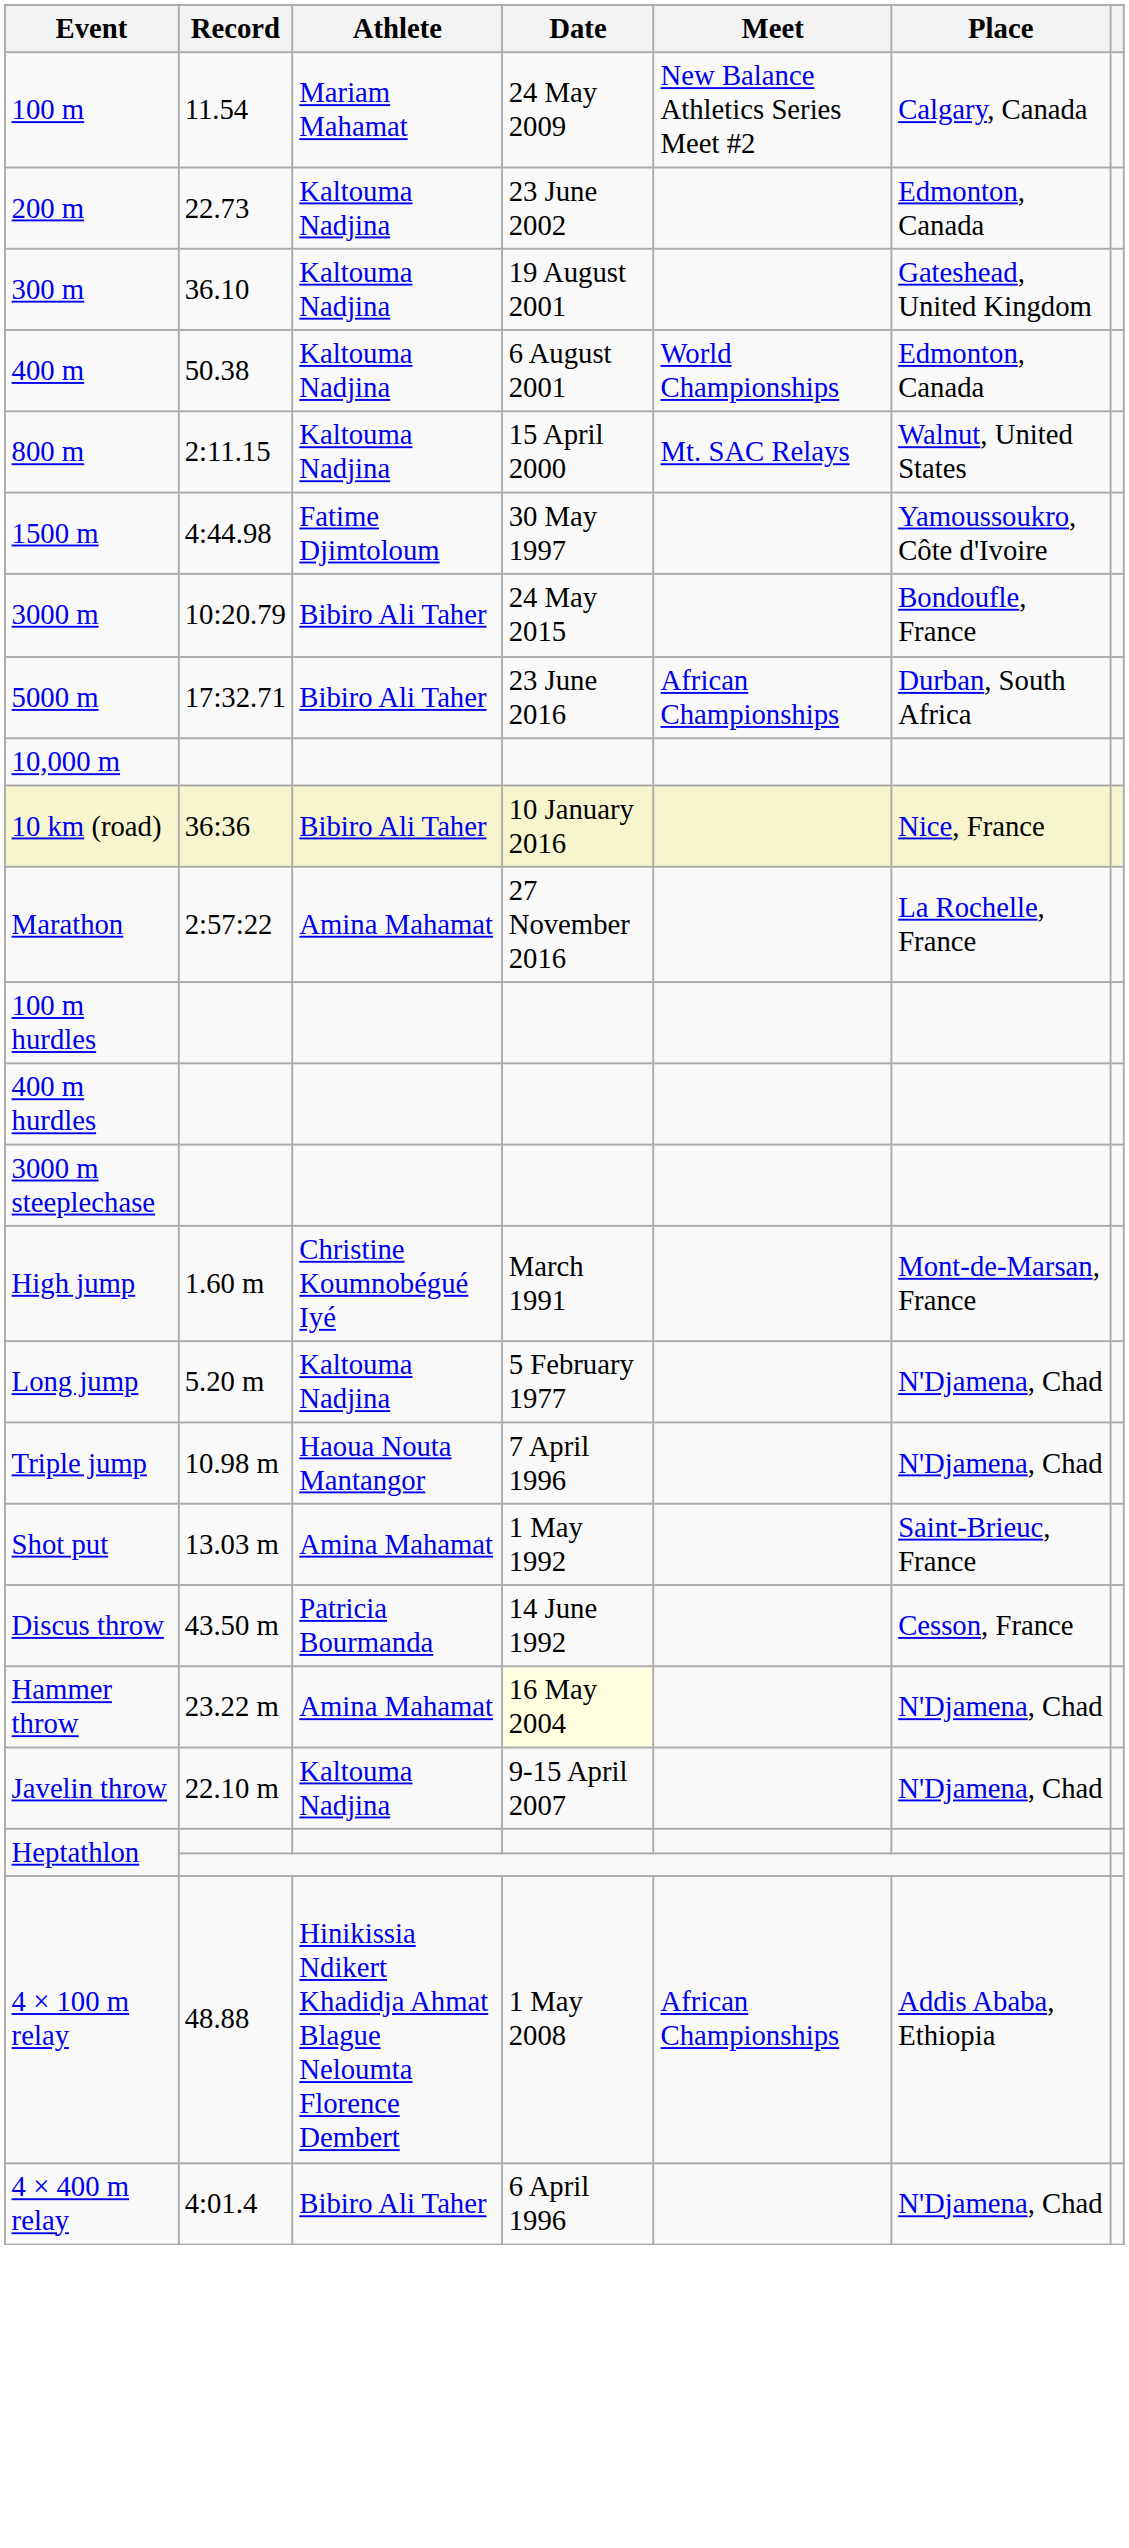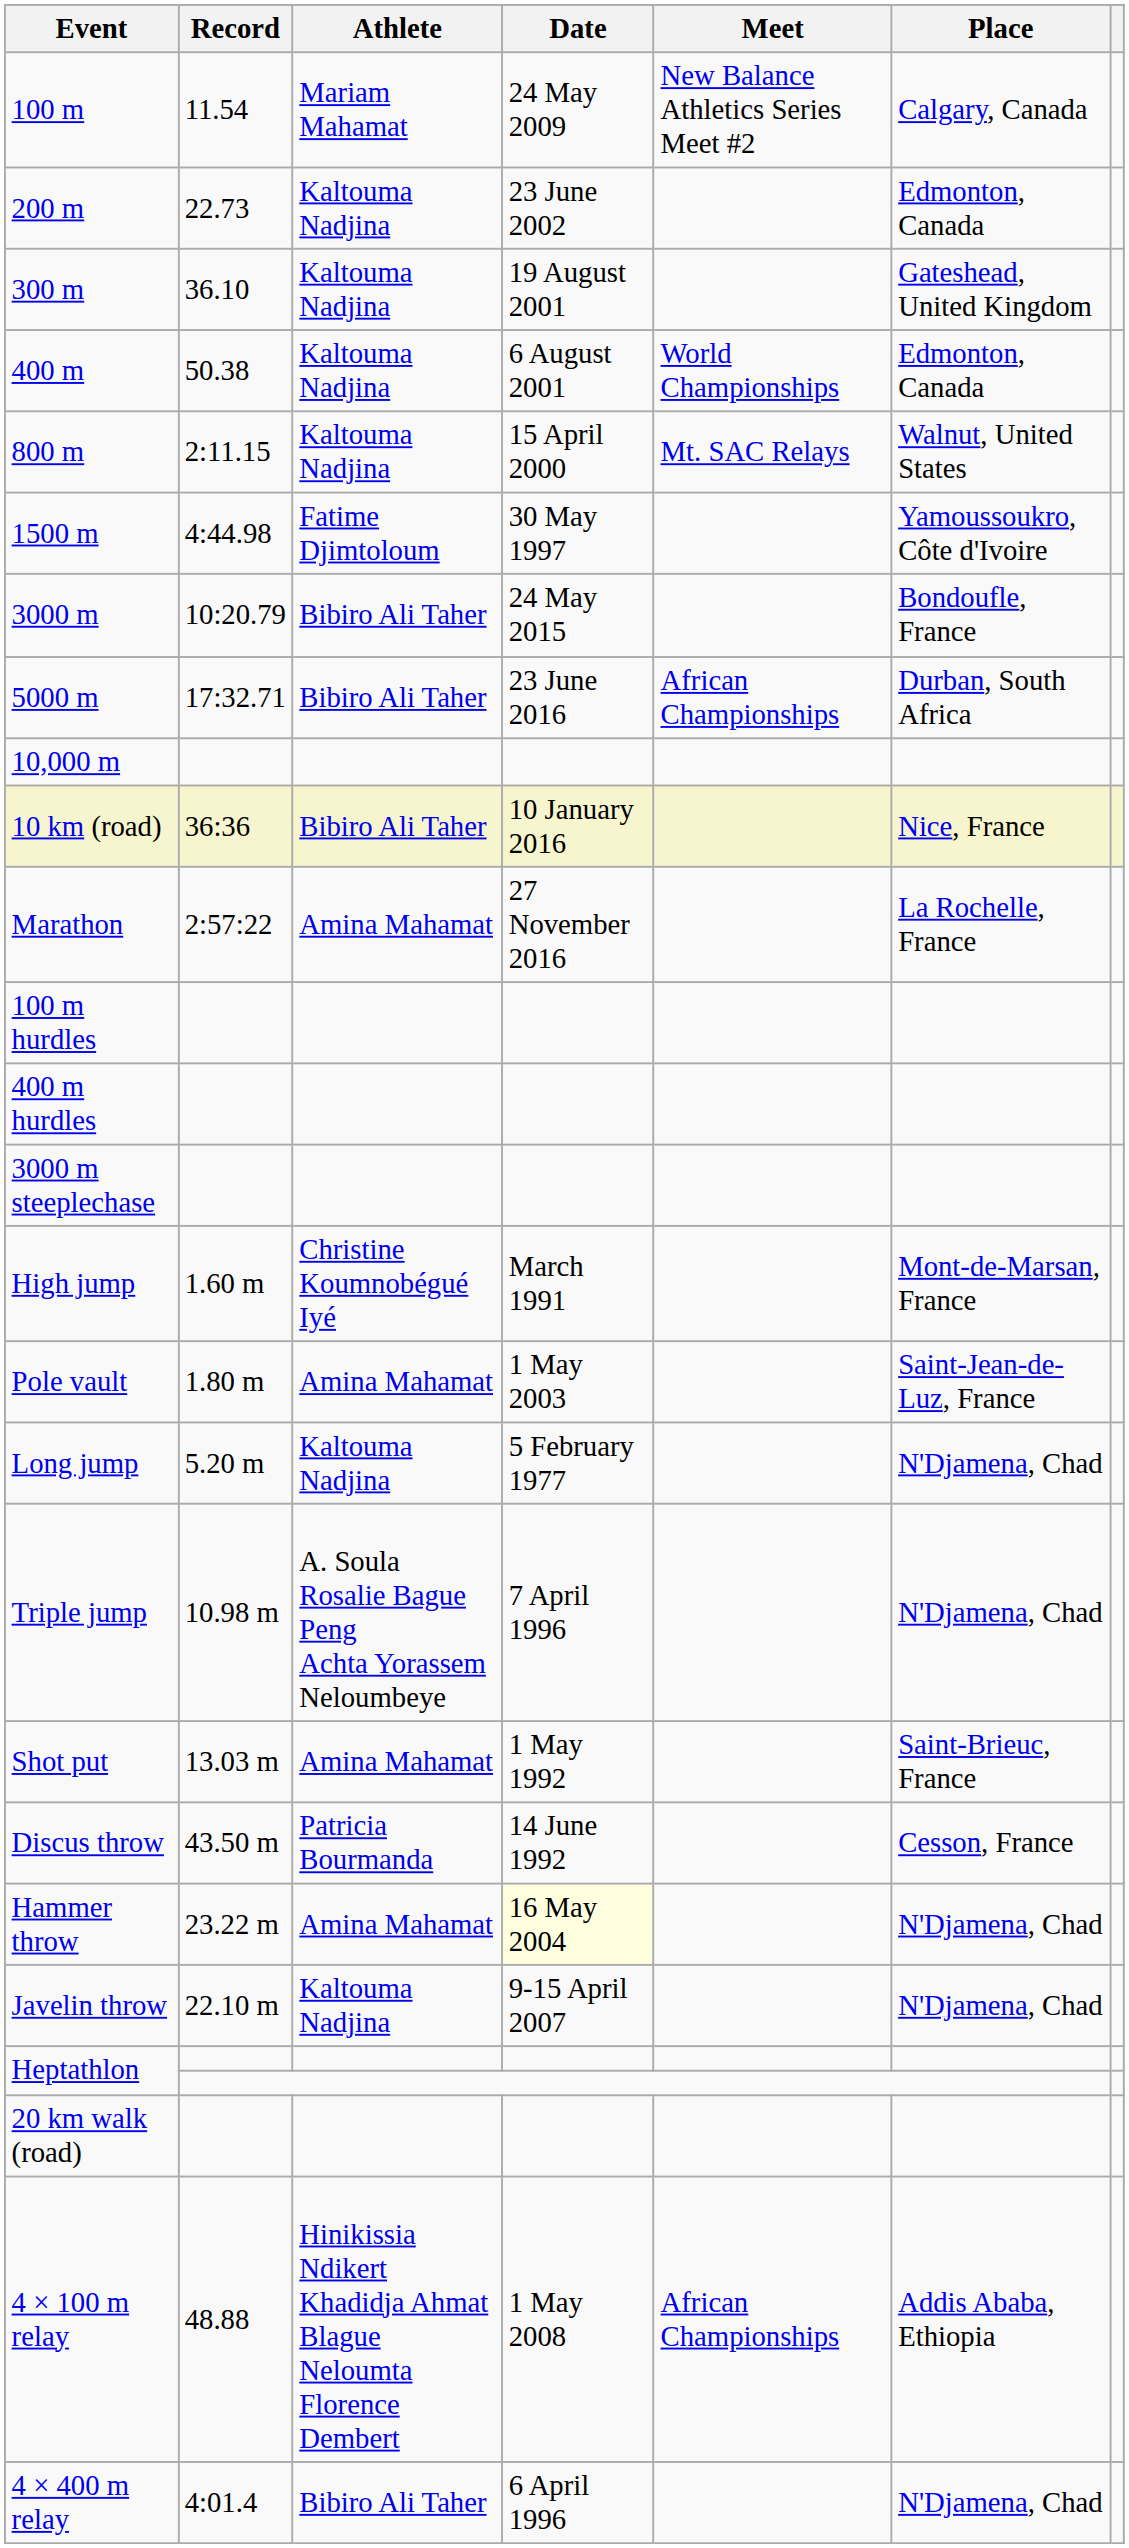+ row: (69, 1381)
(375, 1462) Haoua Nouta Mantangor -> (393, 1629) A. Soula Rosalie Bague Peng Achta Yorassem Neloumbeye
+ row: (79, 2134)
